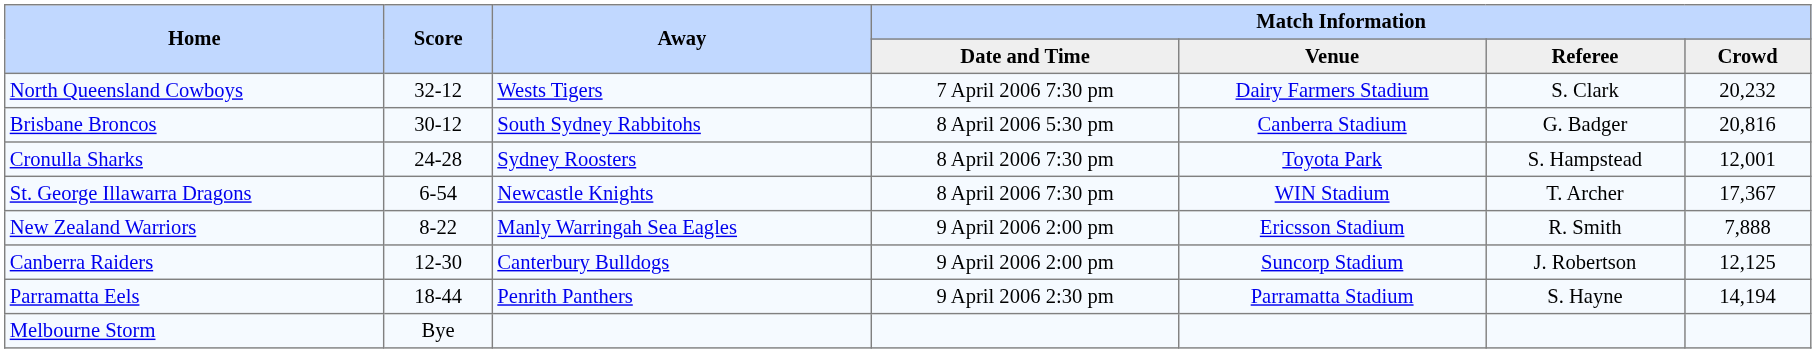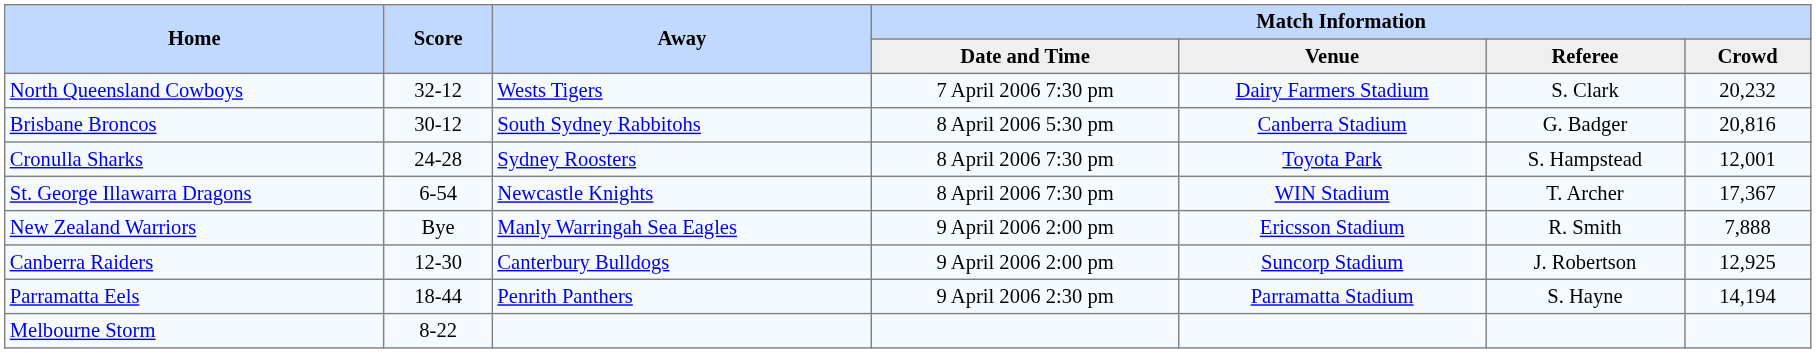(438, 227) 8-22 -> (438, 227) Bye
(1748, 261) 12,125 -> (1748, 261) 12,925
(438, 330) Bye -> (438, 330) 8-22
